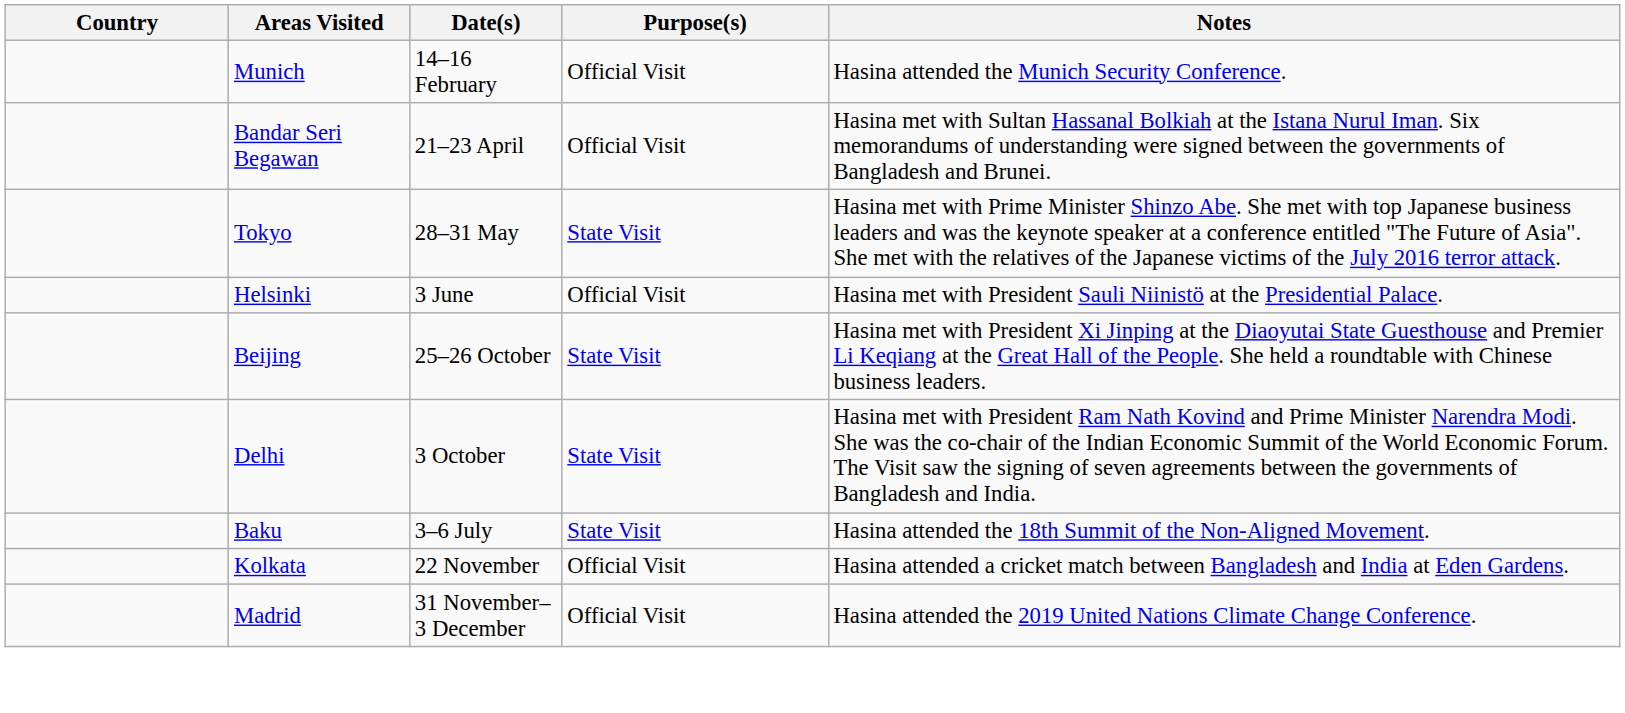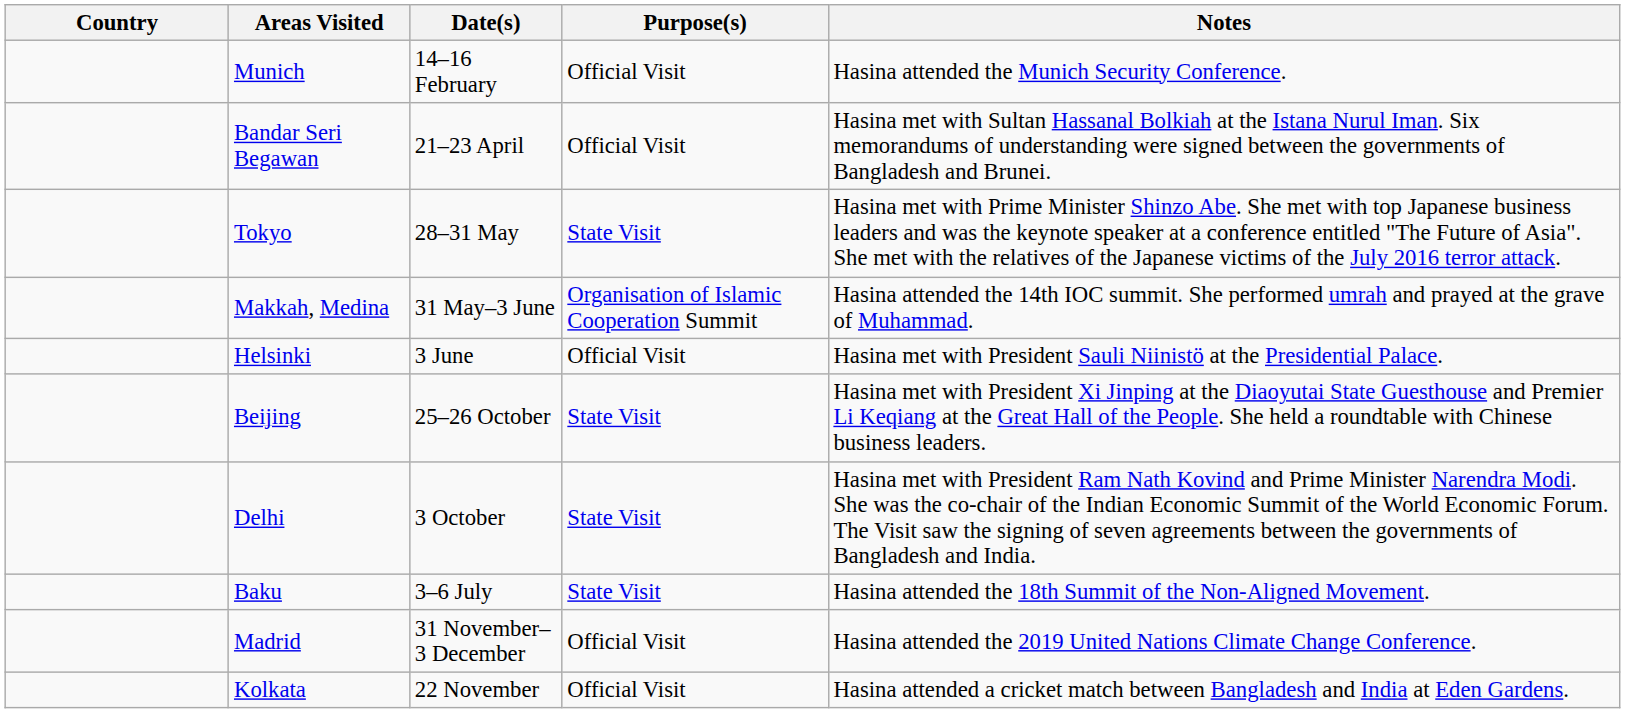+ row: (312, 307)
rows swapped: (270, 566) <-> (267, 615)
